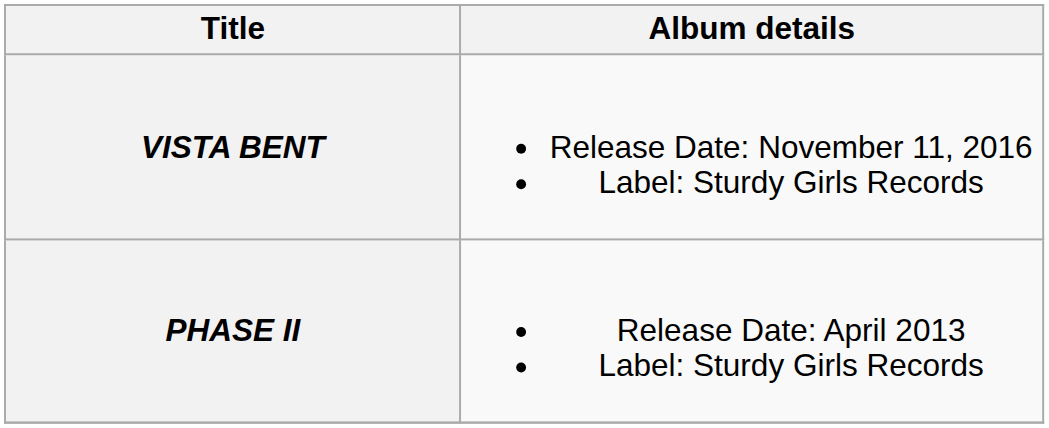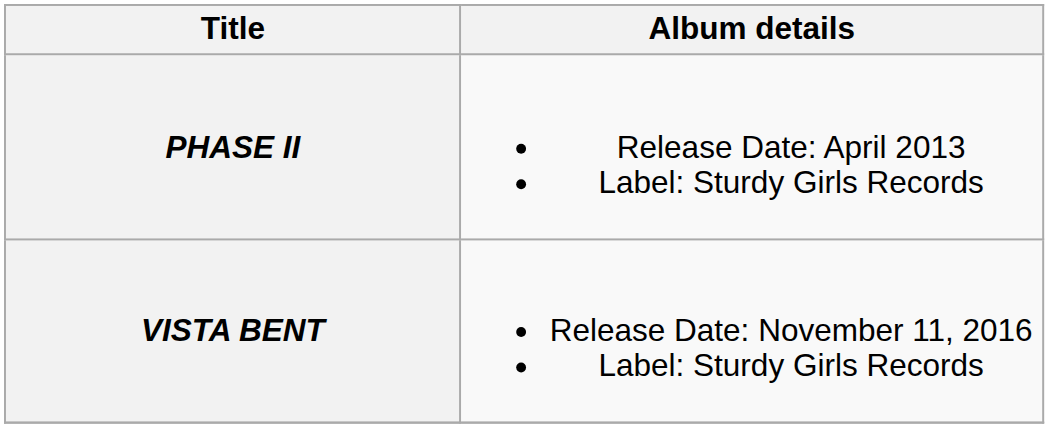rows swapped: (233, 330) <-> (233, 146)
